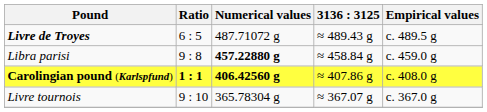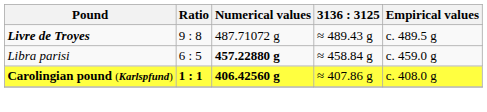(190, 35) 6 : 5 -> (190, 35) 9 : 8
(190, 55) 9 : 8 -> (190, 55) 6 : 5
- row: (44, 96)
